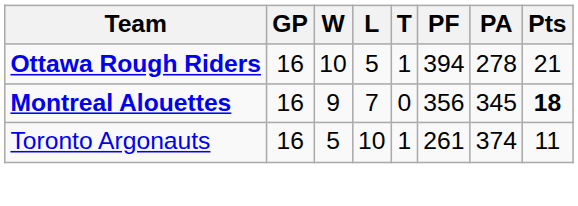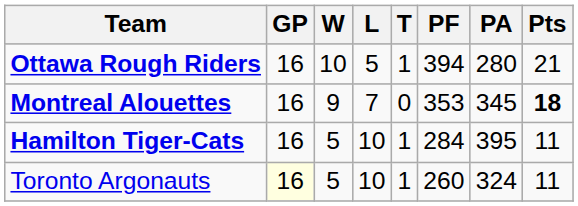(496, 63) 278 -> (496, 63) 280
(444, 102) 356 -> (444, 102) 353
+ row: (127, 141)
(290, 141) no background -> (290, 180) lightyellow background
(444, 141) 261 -> (444, 180) 260
(496, 141) 374 -> (496, 180) 324
